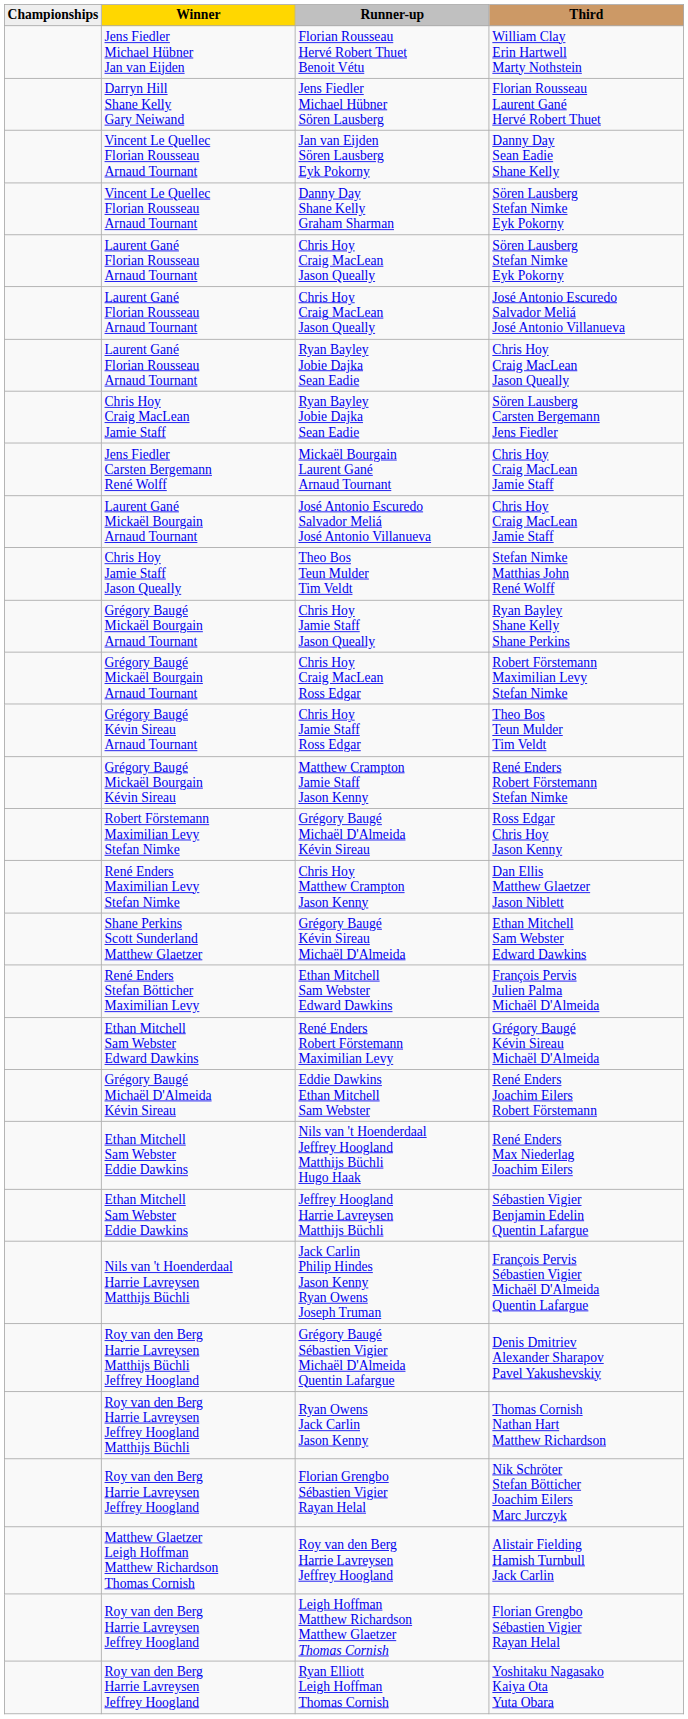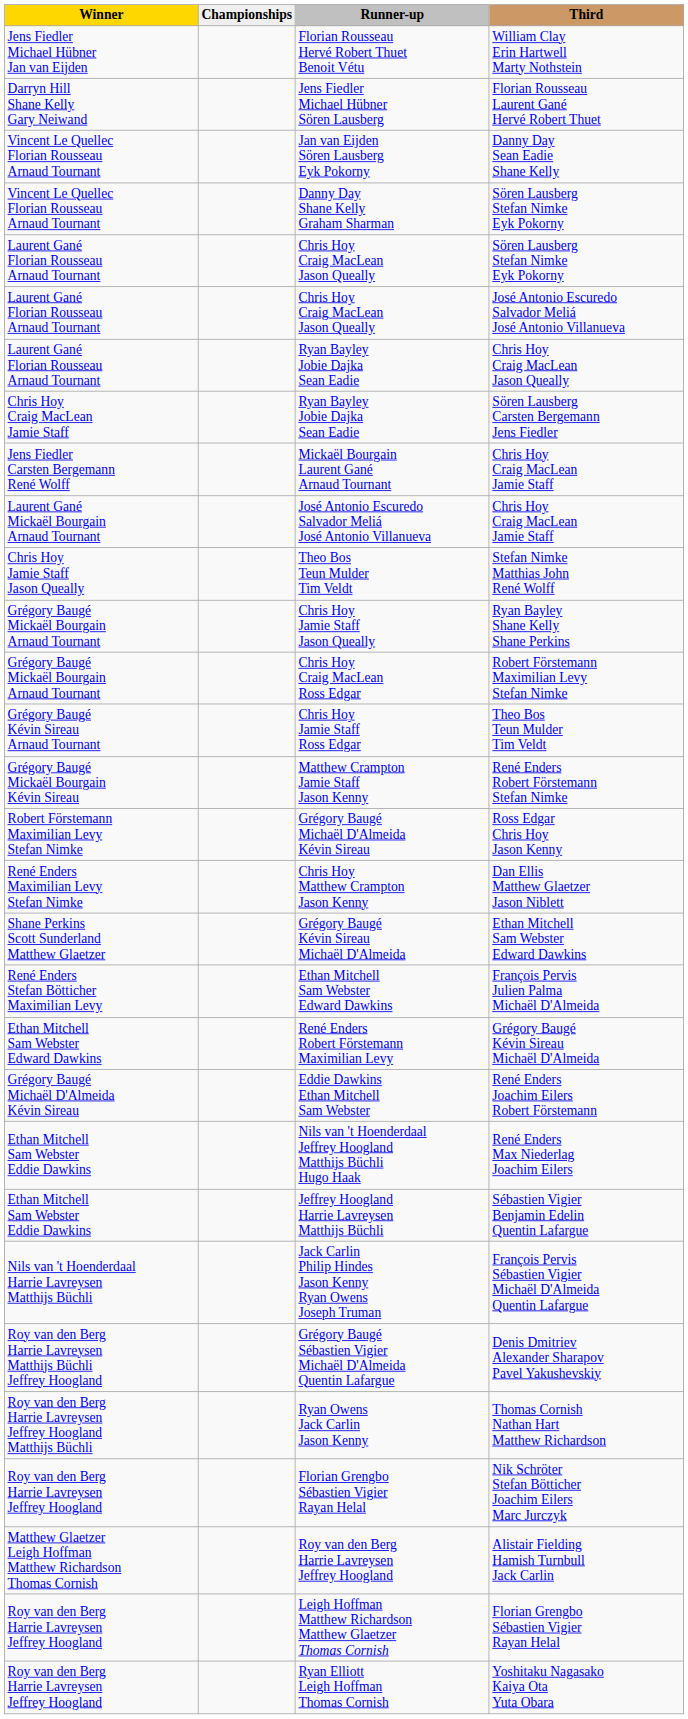columns swapped: (53, 15) <-> (198, 15)
